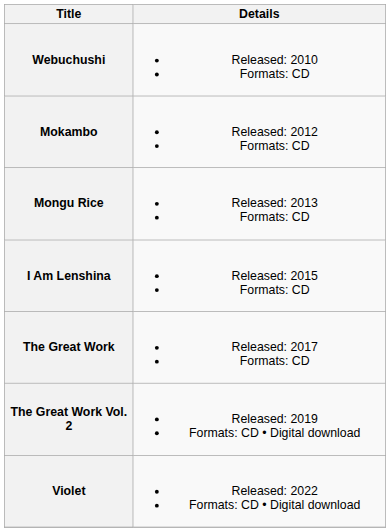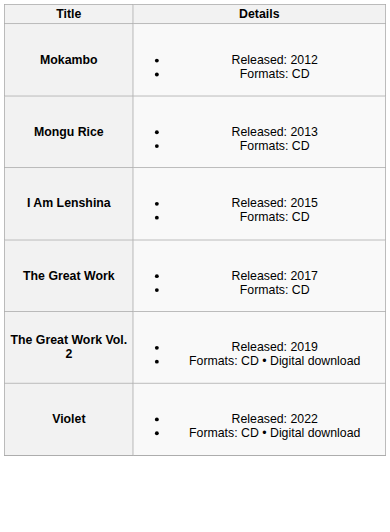- row: (69, 59)
